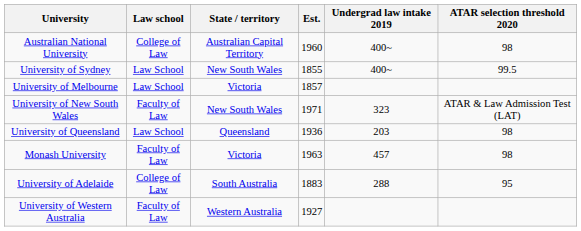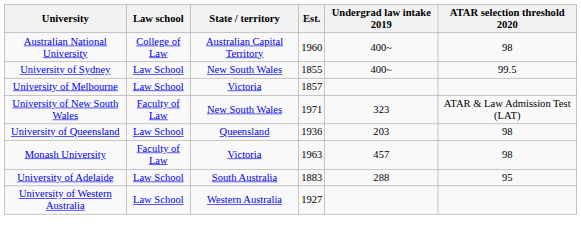(158, 183) College of Law -> (158, 177) Law School
(158, 212) Faculty of Law -> (158, 200) Law School
